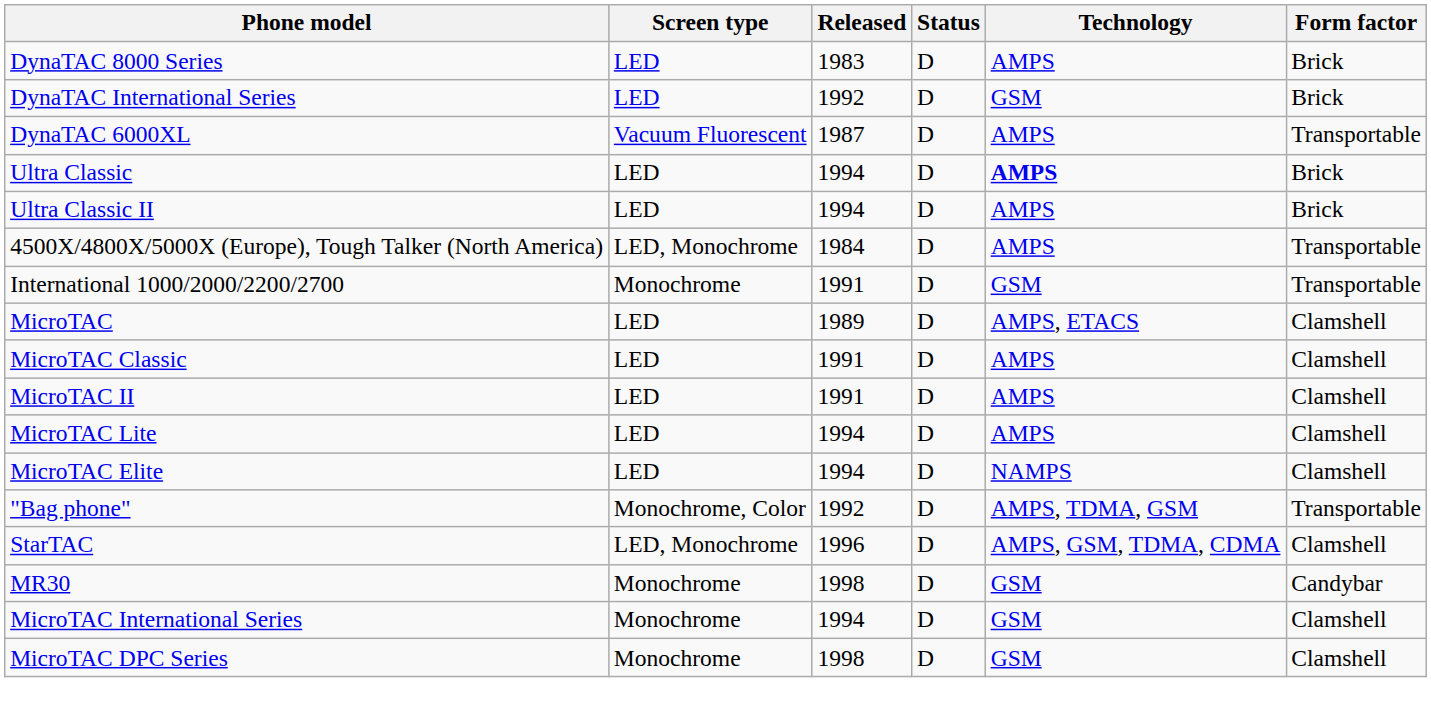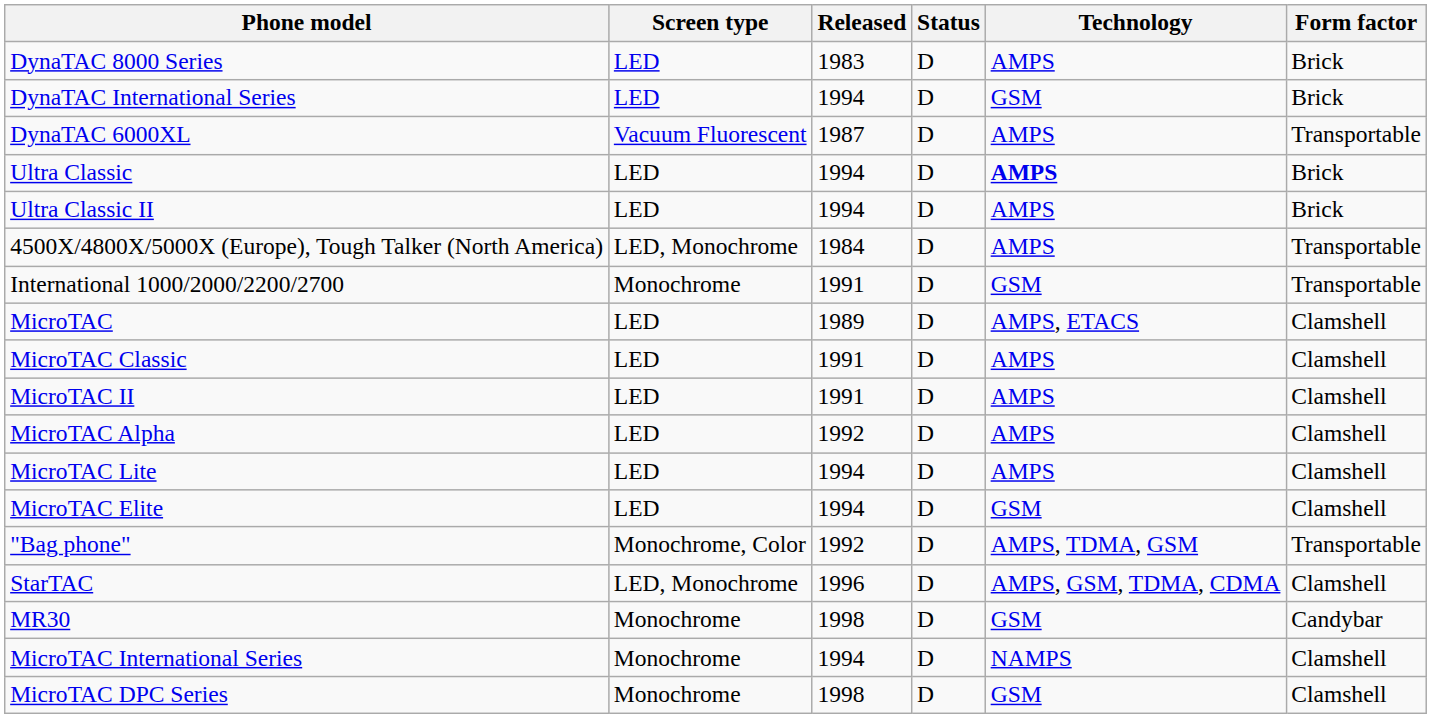(841, 97) 1992 -> (841, 97) 1994
+ row: (93, 433)
(1031, 470) NAMPS -> (1016, 508) GSM
(1016, 619) GSM -> (1031, 657) NAMPS
